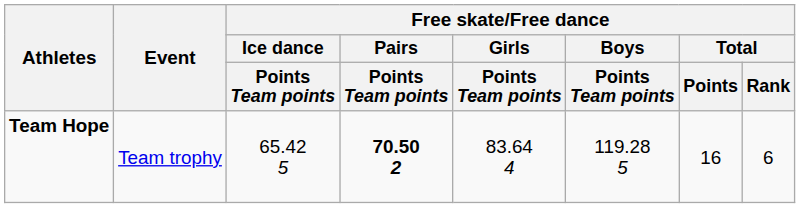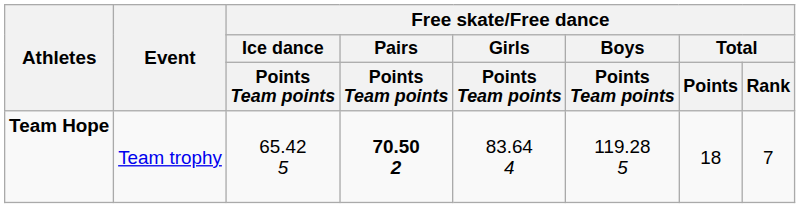(711, 157) 16 -> (711, 157) 18
(768, 157) 6 -> (768, 157) 7
